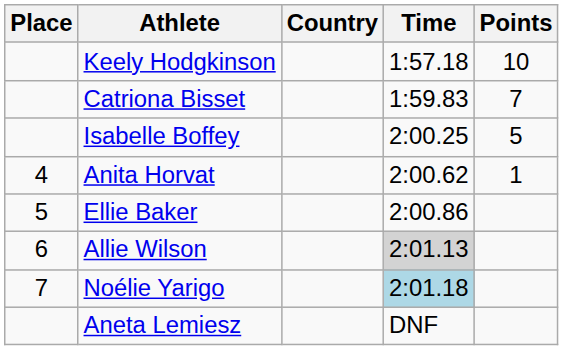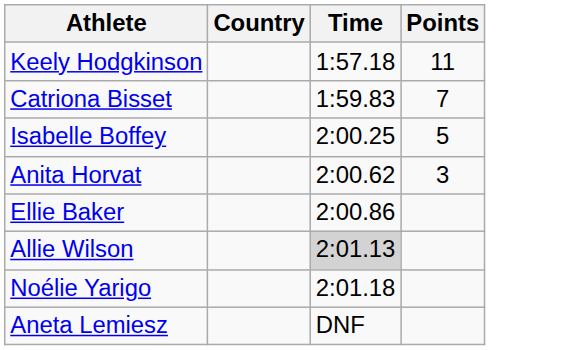- column: (41, 23)
(516, 61) 10 -> (443, 61) 11
(516, 174) 1 -> (443, 174) 3
(429, 288) lightblue background -> (356, 288) no background
